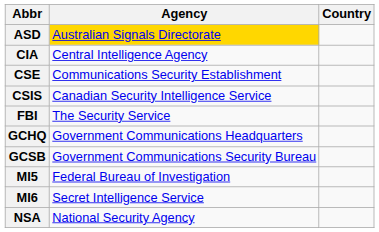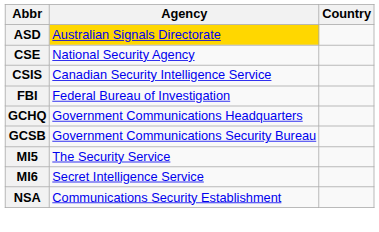- row: (27, 55)
(167, 75) Communications Security Establishment -> (123, 55) National Security Agency
(111, 116) The Security Service -> (141, 95) Federal Bureau of Investigation
(141, 177) Federal Bureau of Investigation -> (111, 156) The Security Service
(123, 217) National Security Agency -> (167, 197) Communications Security Establishment
